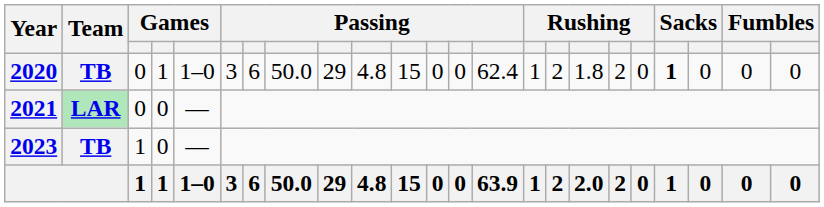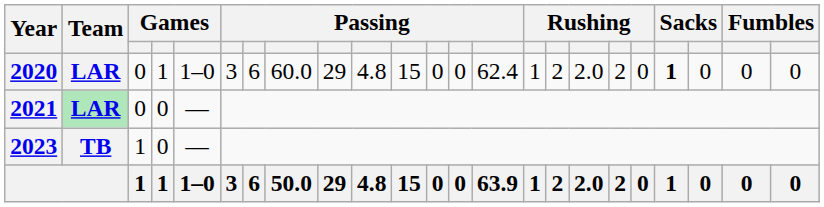(96, 71) TB -> (96, 71) LAR
(291, 71) 50.0 -> (291, 71) 60.0
(589, 71) 1.8 -> (589, 71) 2.0
